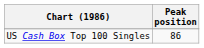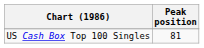(176, 36) 86 -> (176, 36) 81
